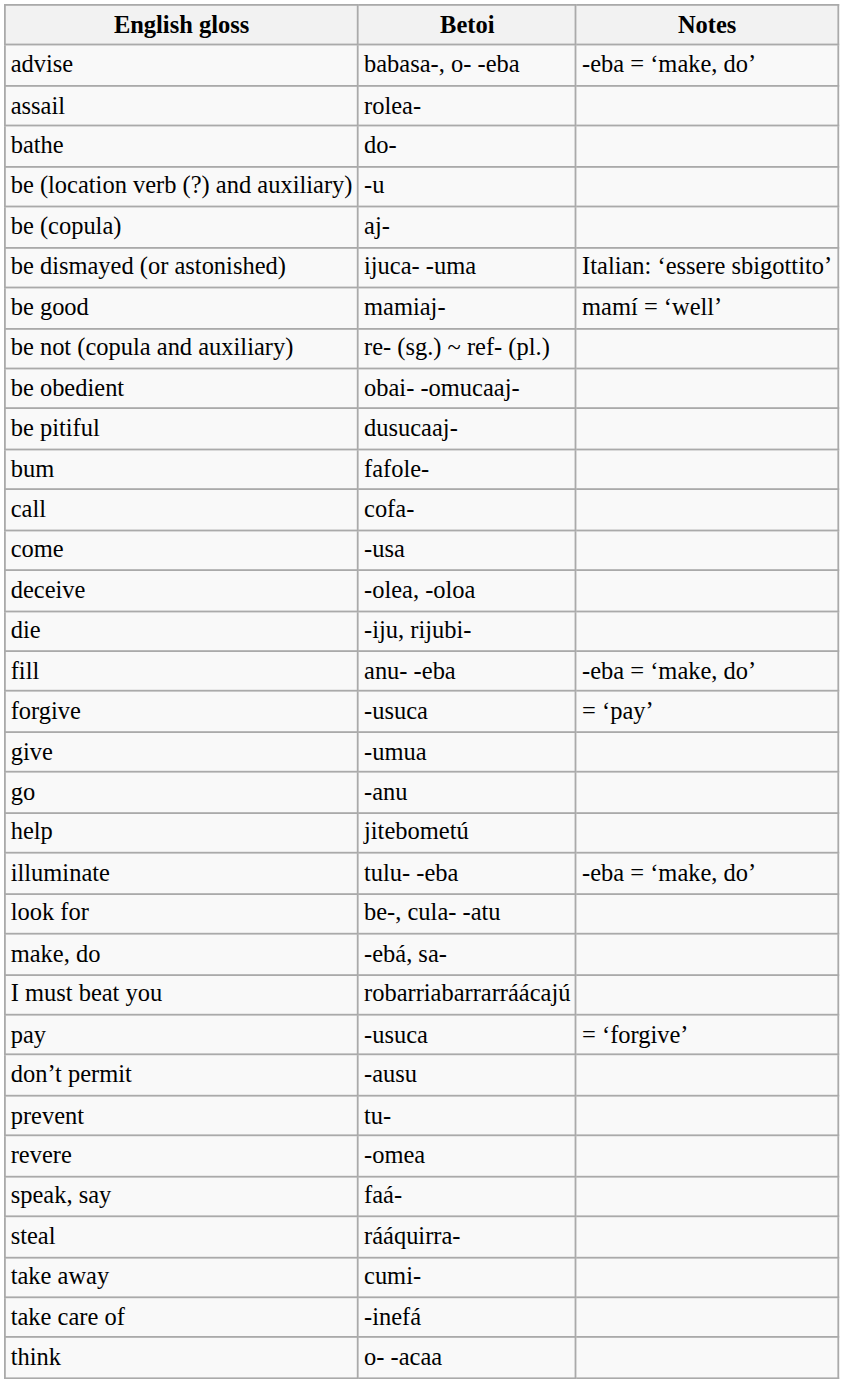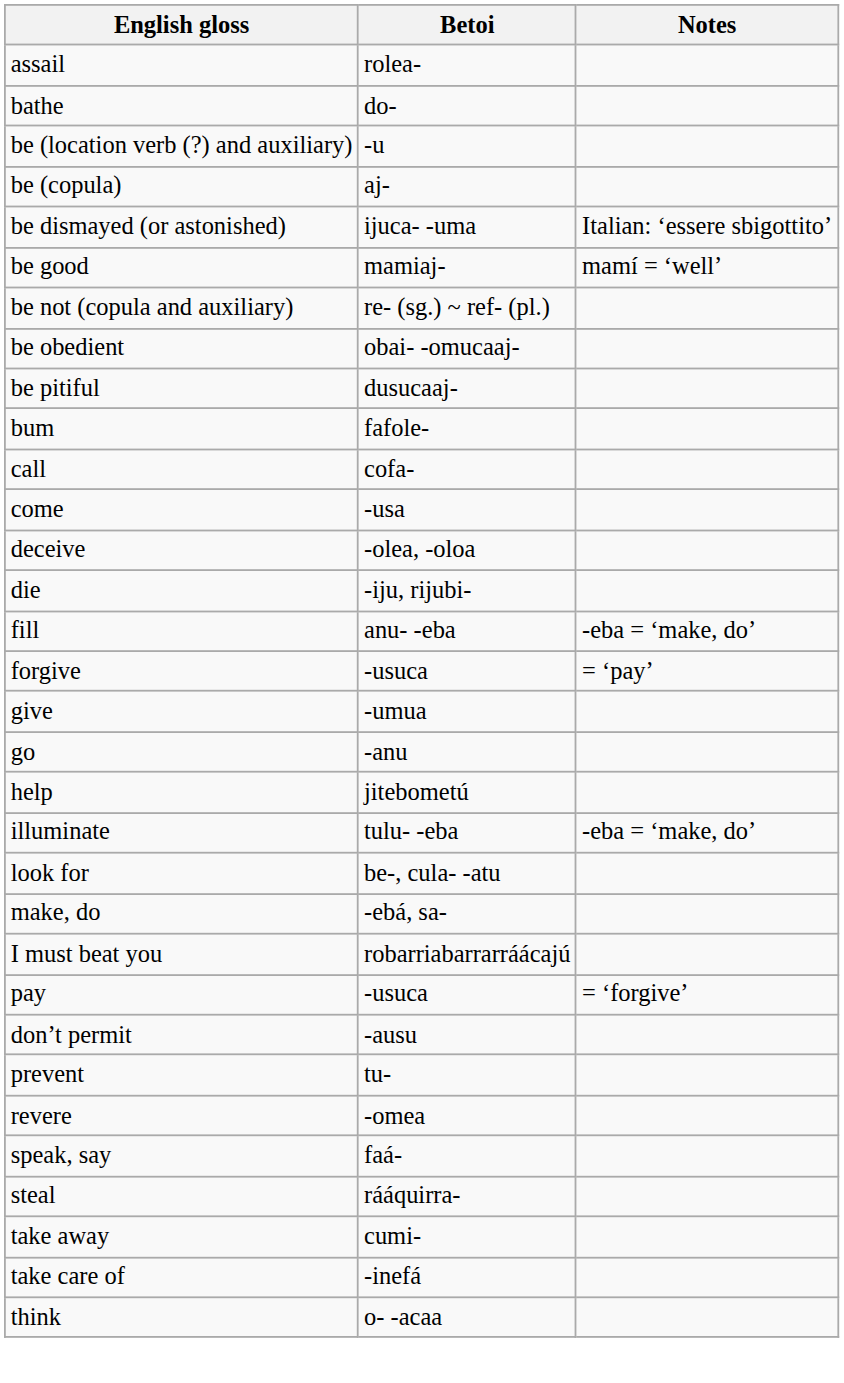- row: (42, 64)
